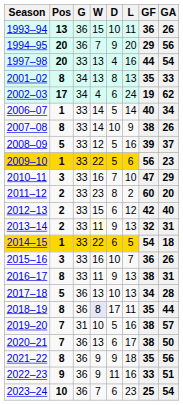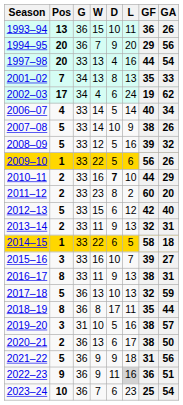(62, 78) 8 -> (62, 78) 7
(62, 111) 1 -> (62, 111) 4
(62, 128) 8 -> (62, 128) 5
(168, 144) 37 -> (168, 144) 32
(168, 161) 23 -> (168, 161) 26
(62, 177) 3 -> (62, 177) 2
(114, 177) normal -> (114, 177) bold
(149, 177) 47 -> (149, 177) 44
(62, 210) 2 -> (62, 210) 5
(98, 227) lightyellow background -> (98, 227) no background
(149, 243) 54 -> (149, 243) 58
(149, 260) 36 -> (149, 260) 39
(168, 260) 26 -> (168, 260) 27
(149, 293) 34 -> (149, 293) 32
(168, 293) 28 -> (168, 293) 59
(98, 309) lavender background -> (98, 309) no background
(62, 326) 7 -> (62, 326) 3
(62, 342) 7 -> (62, 342) 2
(62, 359) 8 -> (62, 359) 5
(149, 359) 35 -> (149, 359) 31
(131, 375) no background -> (131, 375) lightgrey background
(149, 375) 33 -> (149, 375) 36
